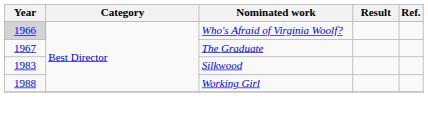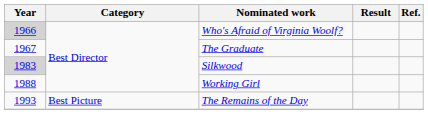(25, 65) no background -> (25, 65) lightgrey background
+ row: (255, 100)
